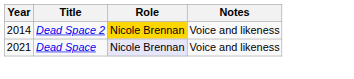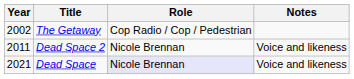+ row: (68, 30)
(19, 30) 2014 -> (19, 47) 2011
(147, 30) gold background -> (147, 47) no background
